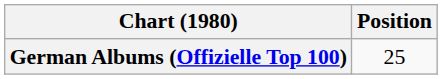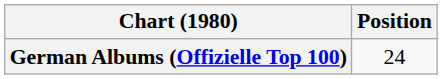(394, 56) 25 -> (394, 56) 24
